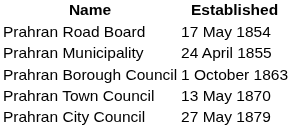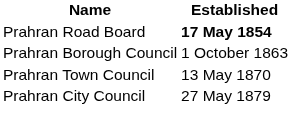(226, 31) normal -> (226, 31) bold
- row: (73, 53)
